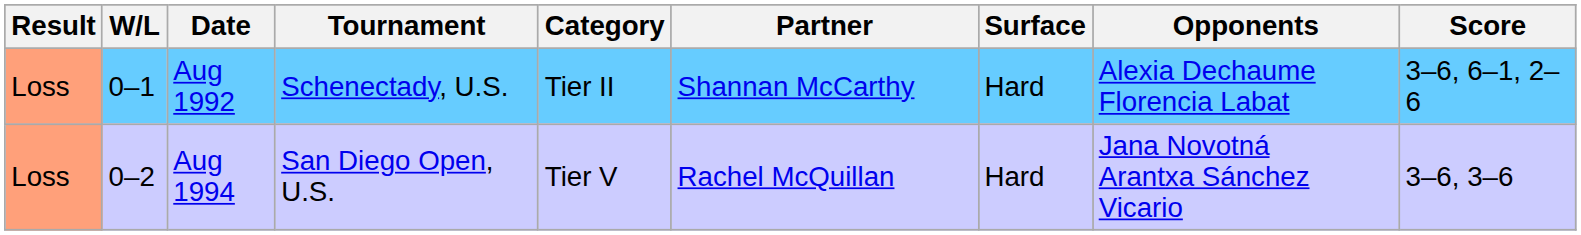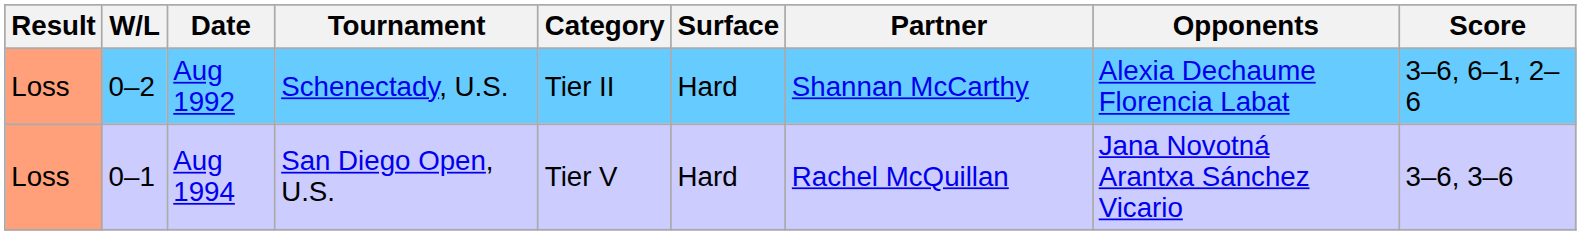columns swapped: (1035, 26) <-> (825, 26)
(132, 85) 0–1 -> (132, 85) 0–2
(132, 176) 0–2 -> (132, 176) 0–1
